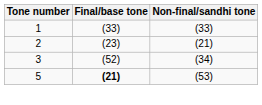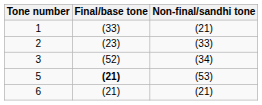(204, 28) (33) -> (204, 28) (21)
(204, 44) (21) -> (204, 44) (33)
+ row: (38, 92)
